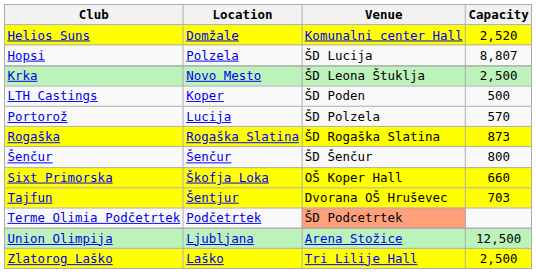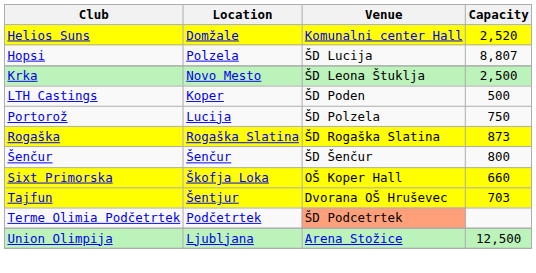(499, 116) 570 -> (499, 116) 750
- row: (60, 259)
